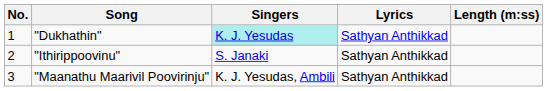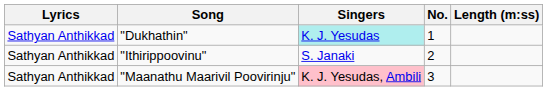columns swapped: (18, 15) <-> (394, 15)
(275, 76) no background -> (361, 76) pink background
